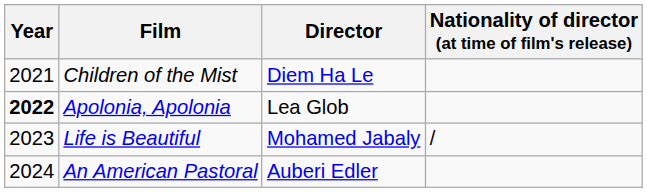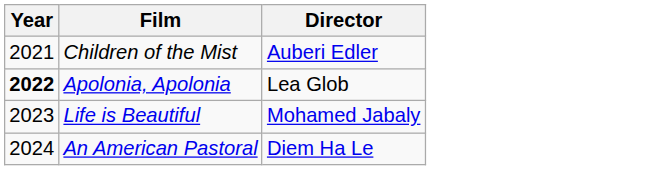- column: (534, 31)
(320, 75) Diem Ha Le -> (322, 52) Auberi Edler
(322, 171) Auberi Edler -> (320, 148) Diem Ha Le
